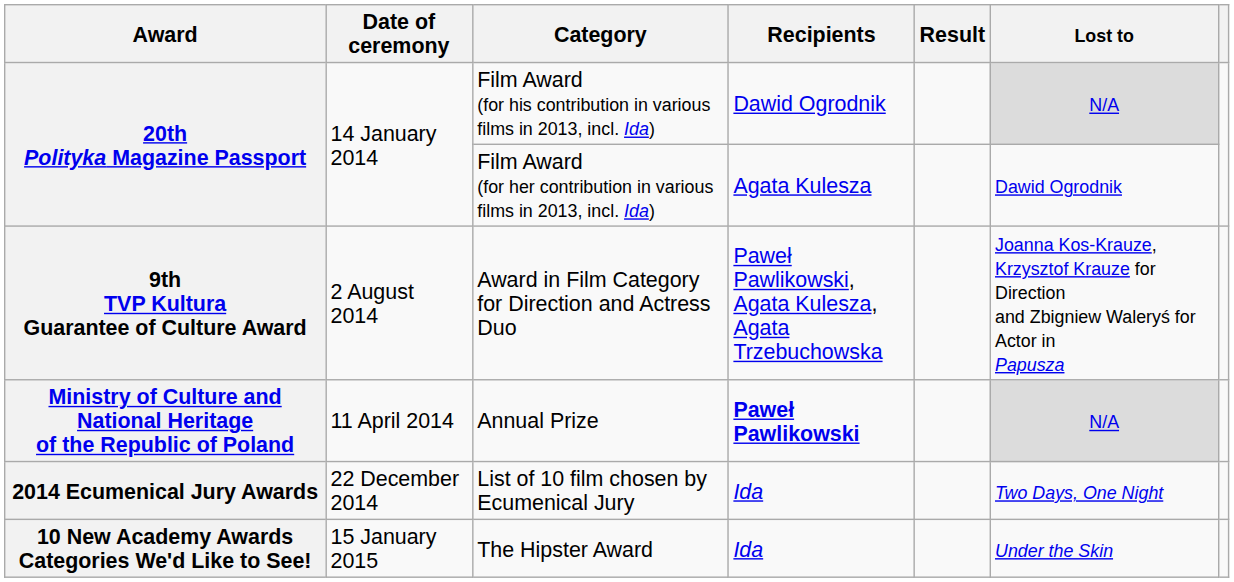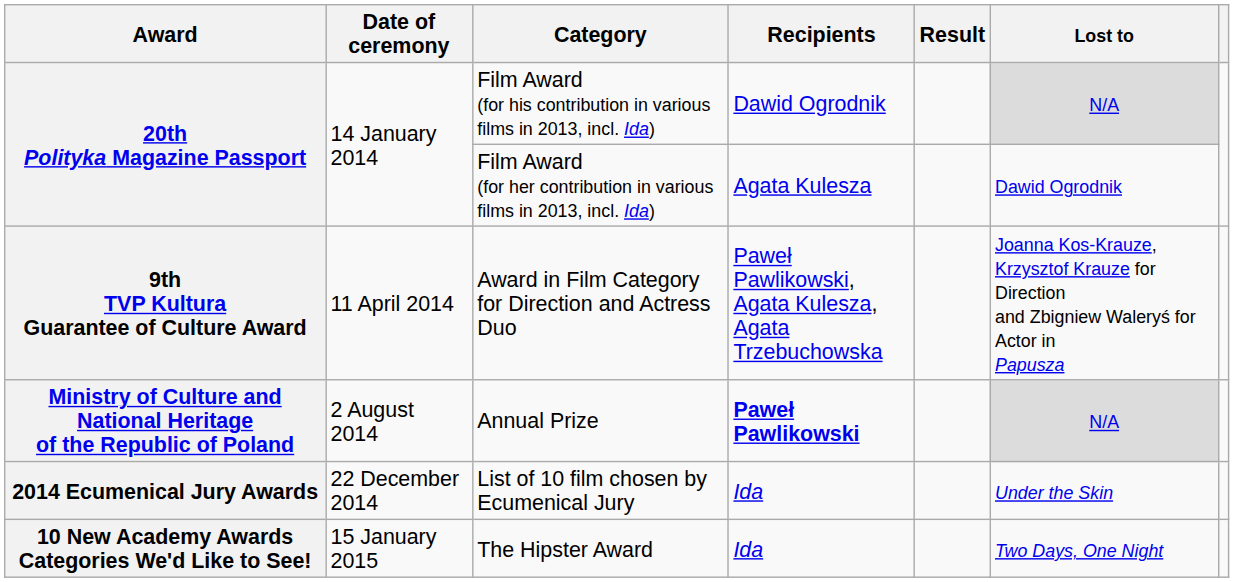(372, 303) 2 August 2014 -> (392, 303) 11 April 2014
(392, 421) 11 April 2014 -> (372, 421) 2 August 2014
(1079, 493) Two Days, One Night -> (1054, 493) Under the Skin
(1054, 551) Under the Skin -> (1079, 551) Two Days, One Night
